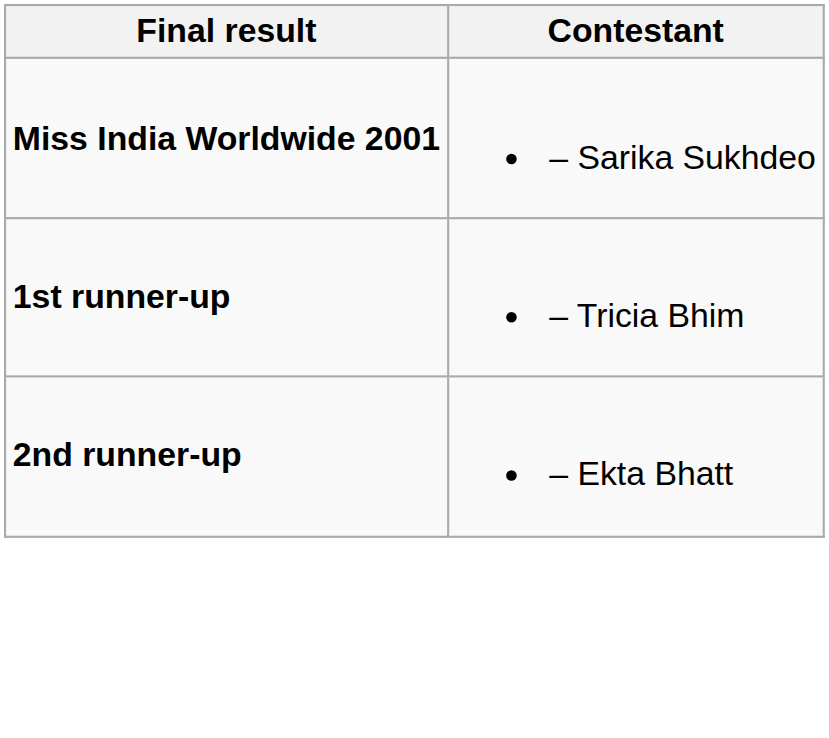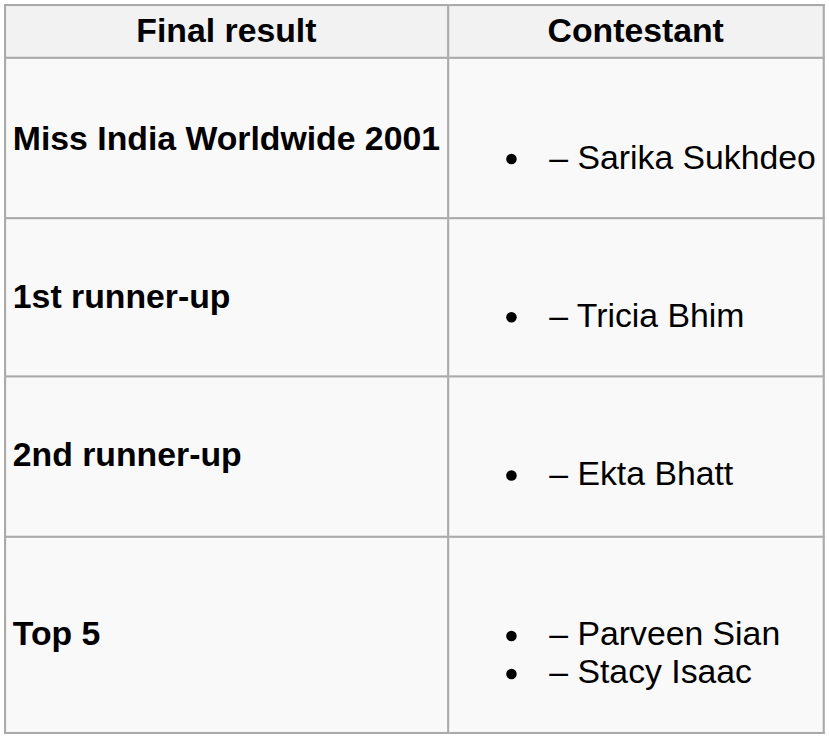+ row: (57, 633)
